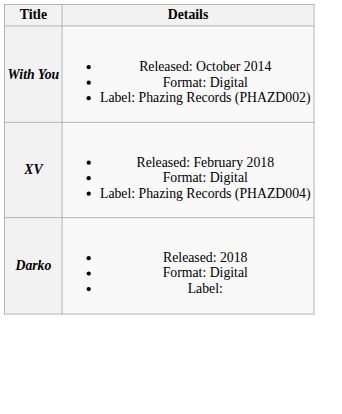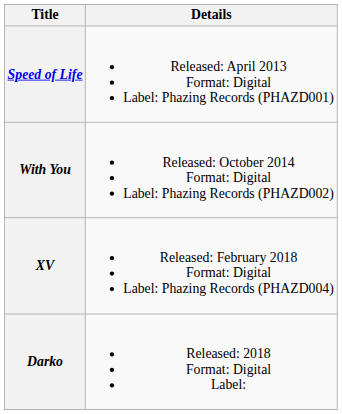+ row: (45, 74)
